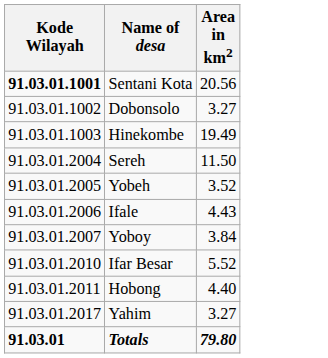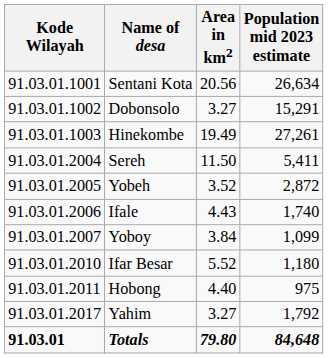+ column: (281, 37)
(55, 83) bold -> (55, 83) normal
